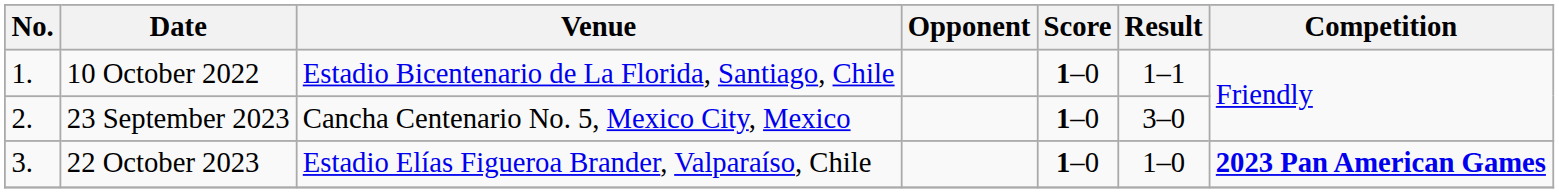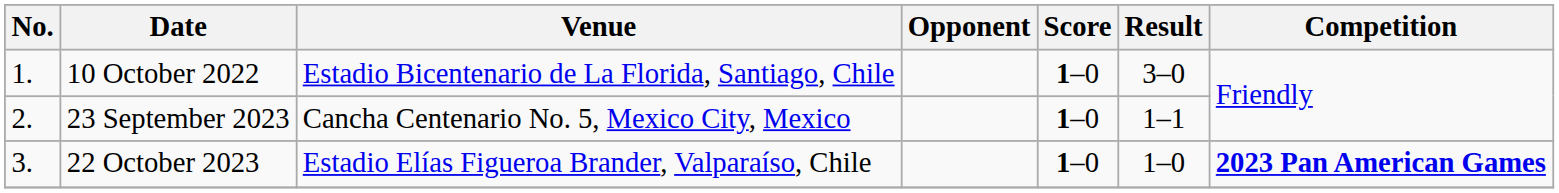(1164, 72) 1–1 -> (1164, 72) 3–0
(1164, 118) 3–0 -> (1164, 118) 1–1
